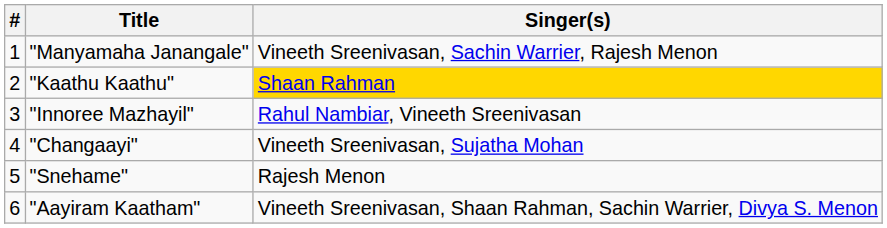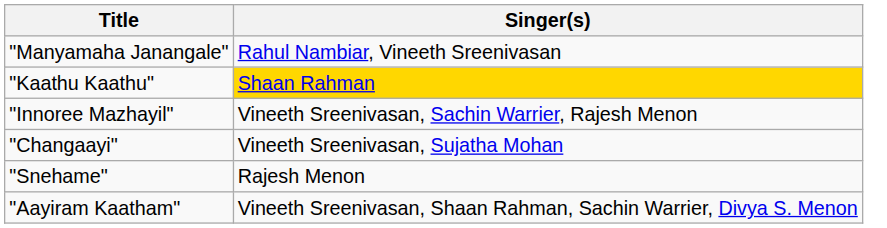- column: (15, 20)
(488, 52) Vineeth Sreenivasan, Sachin Warrier, Rajesh Menon -> (399, 52) Rahul Nambiar, Vineeth Sreenivasan
(420, 114) Rahul Nambiar, Vineeth Sreenivasan -> (468, 114) Vineeth Sreenivasan, Sachin Warrier, Rajesh Menon
